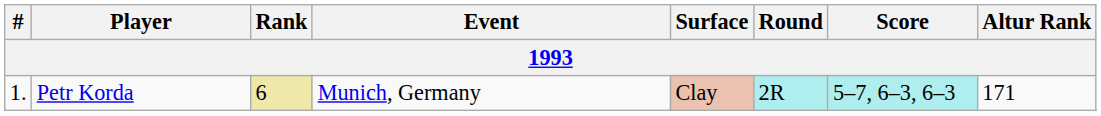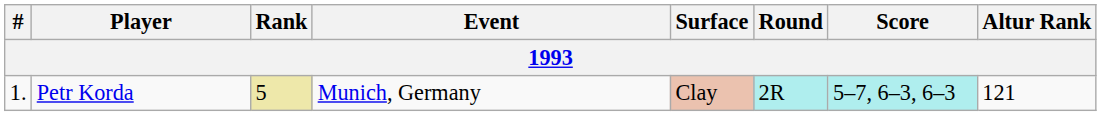(261, 92) 6 -> (261, 92) 5
(999, 92) 171 -> (999, 92) 121
